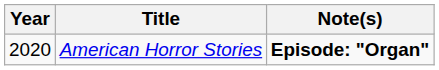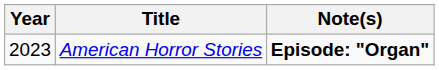(30, 49) 2020 -> (30, 49) 2023
